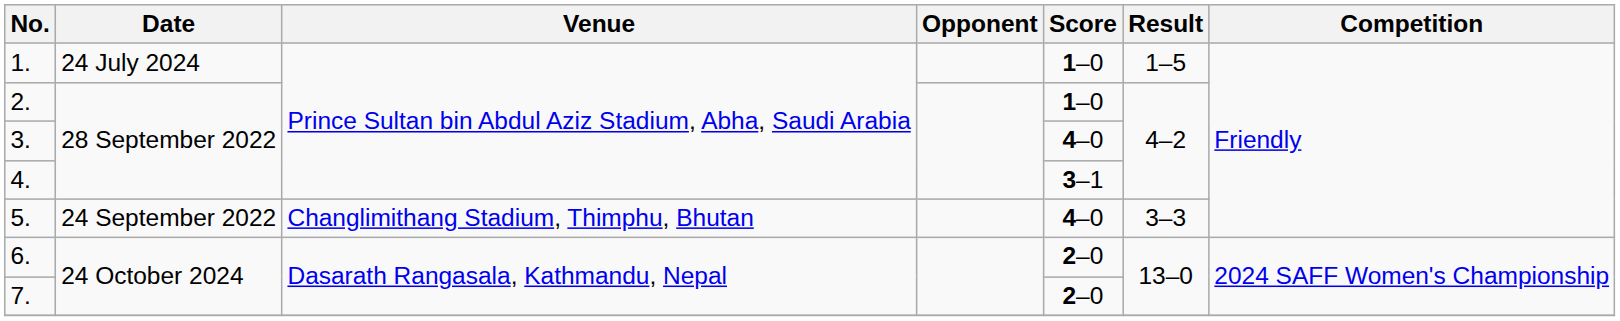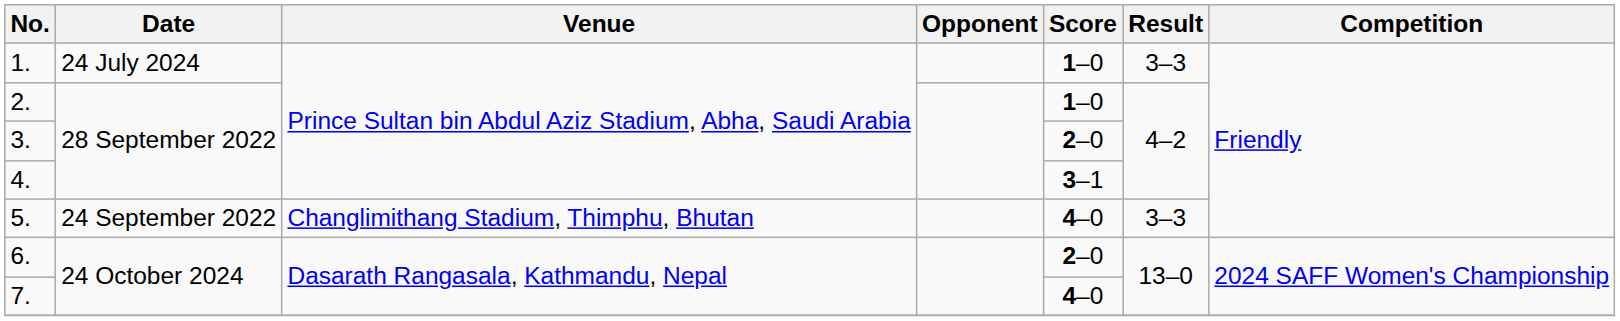(1166, 62) 1–5 -> (1166, 62) 3–3
(1083, 140) 4–0 -> (1083, 140) 2–0
(1083, 295) 2–0 -> (1083, 295) 4–0
